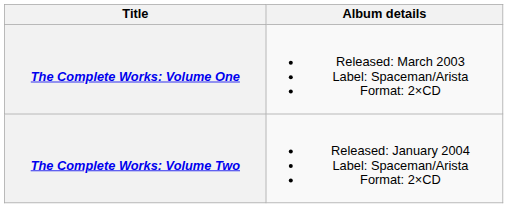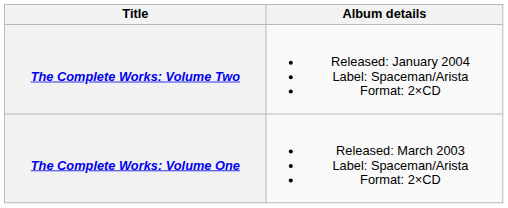rows swapped: (135, 76) <-> (135, 165)
